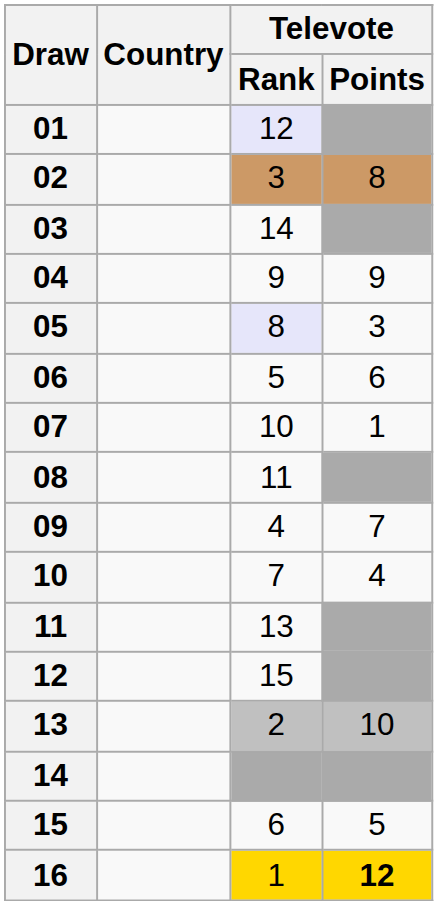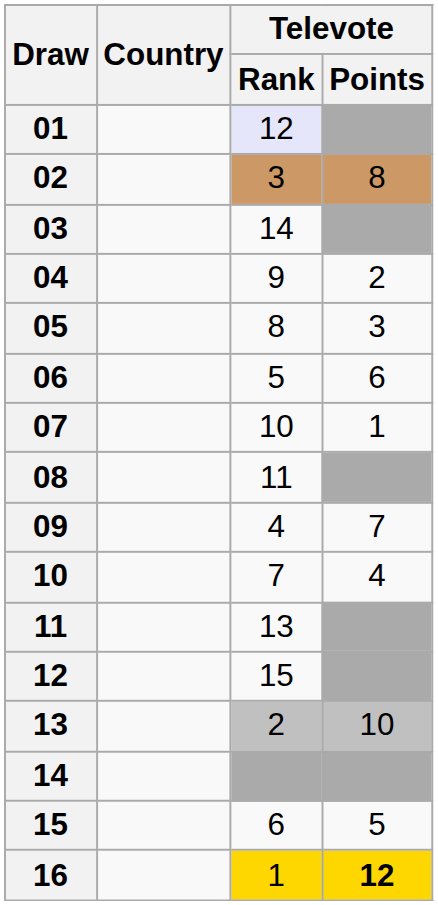(377, 278) 9 -> (377, 278) 2
(276, 327) lavender background -> (276, 327) no background
